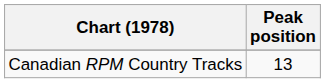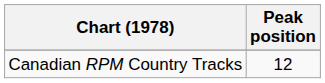(283, 63) 13 -> (283, 63) 12
